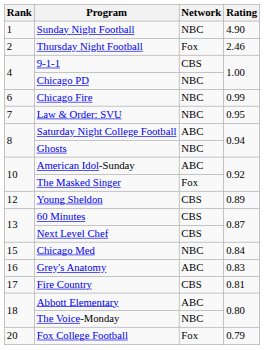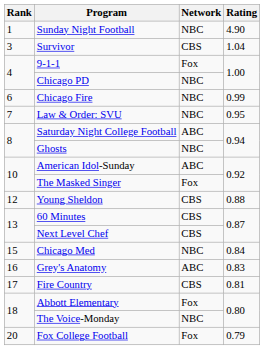- row: (90, 47)
+ row: (56, 47)
(191, 64) CBS -> (190, 64) Fox
(236, 200) 0.89 -> (236, 200) 0.88
(192, 302) ABC -> (190, 302) Fox
